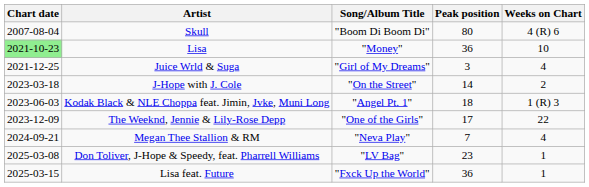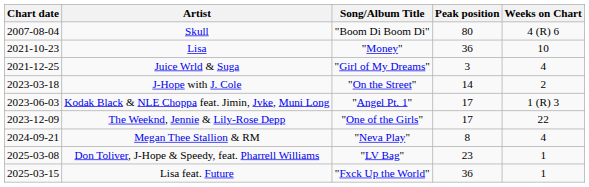(33, 48) lightgreen background -> (33, 48) no background
(467, 102) 18 -> (467, 102) 17
(467, 137) 7 -> (467, 137) 8
